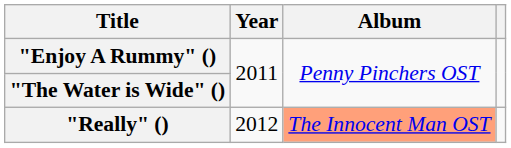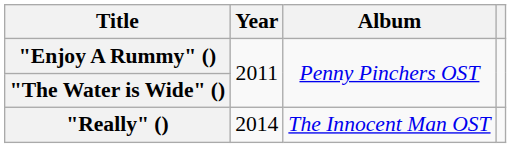(257, 124) 2012 -> (257, 124) 2014
(389, 124) lightsalmon background -> (389, 124) no background
